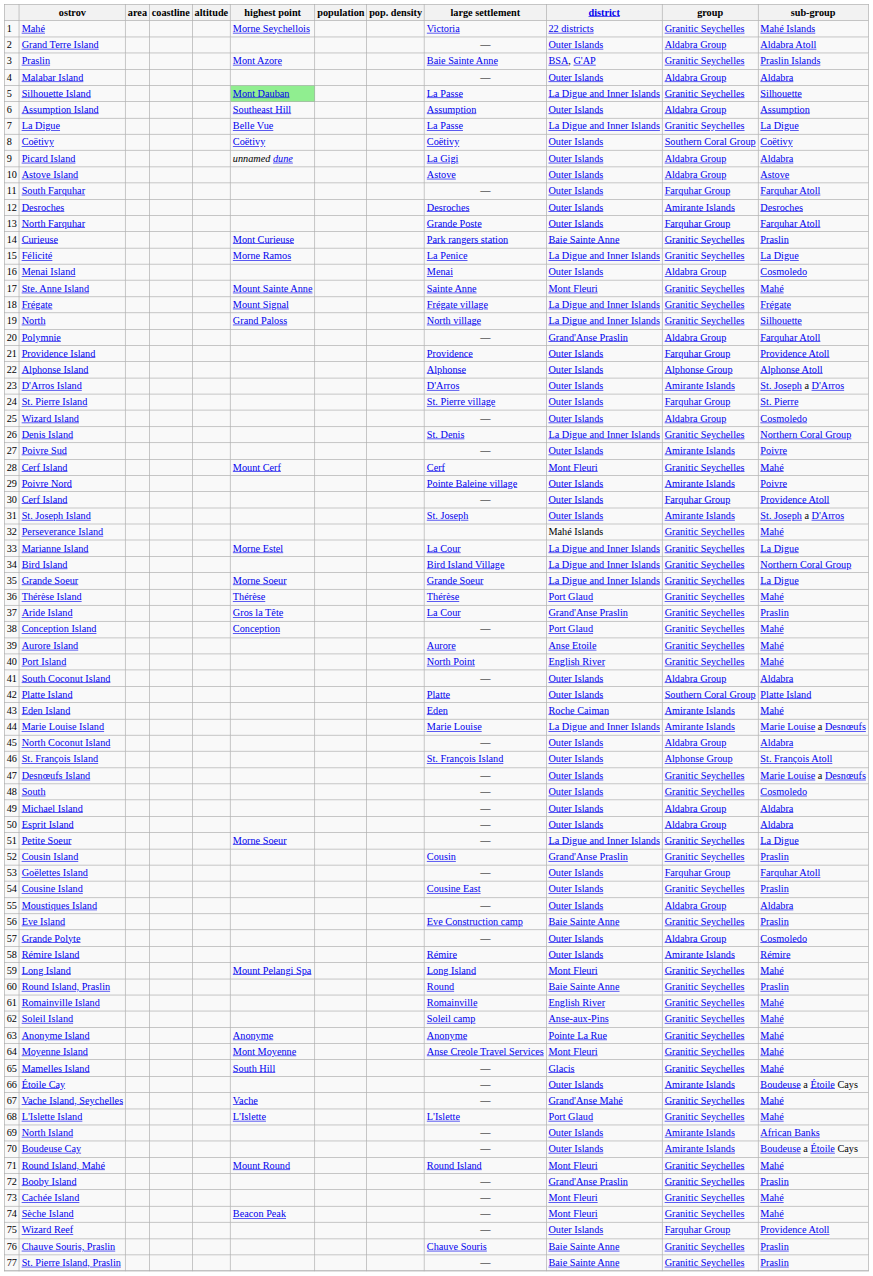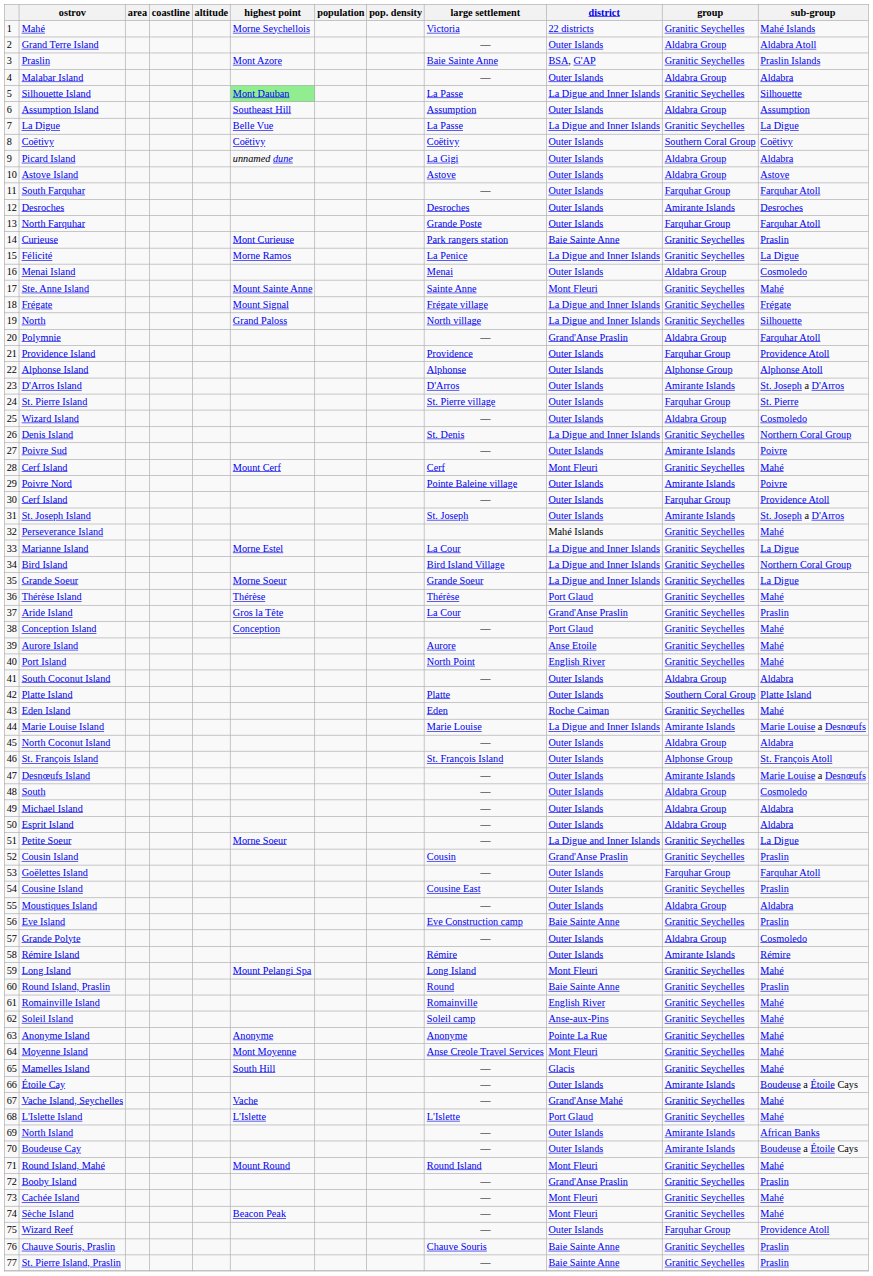(700, 710) Amirante Islands -> (705, 710) Granitic Seychelles
(705, 775) Granitic Seychelles -> (700, 775) Amirante Islands
(705, 792) Granitic Seychelles -> (695, 792) Aldabra Group
